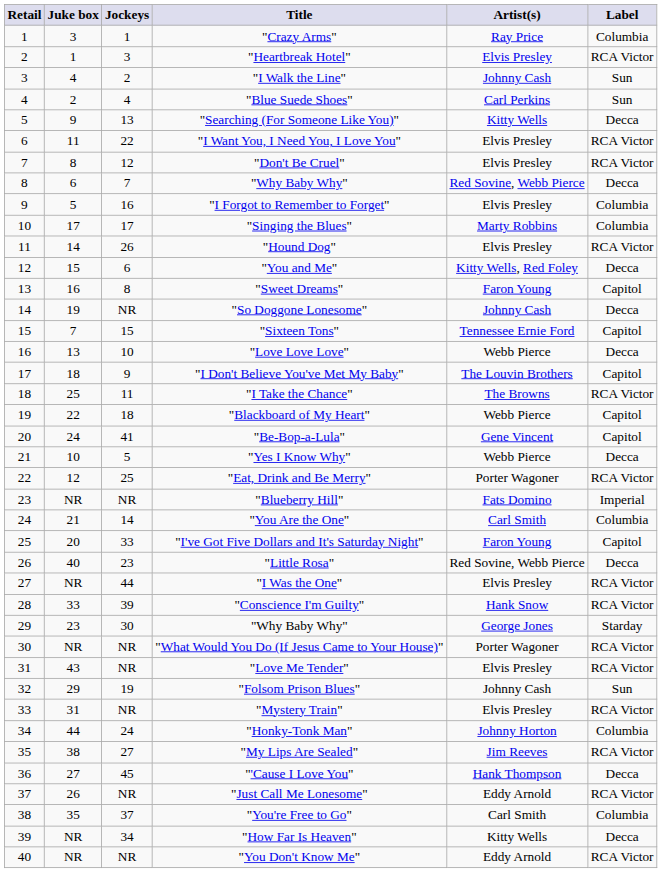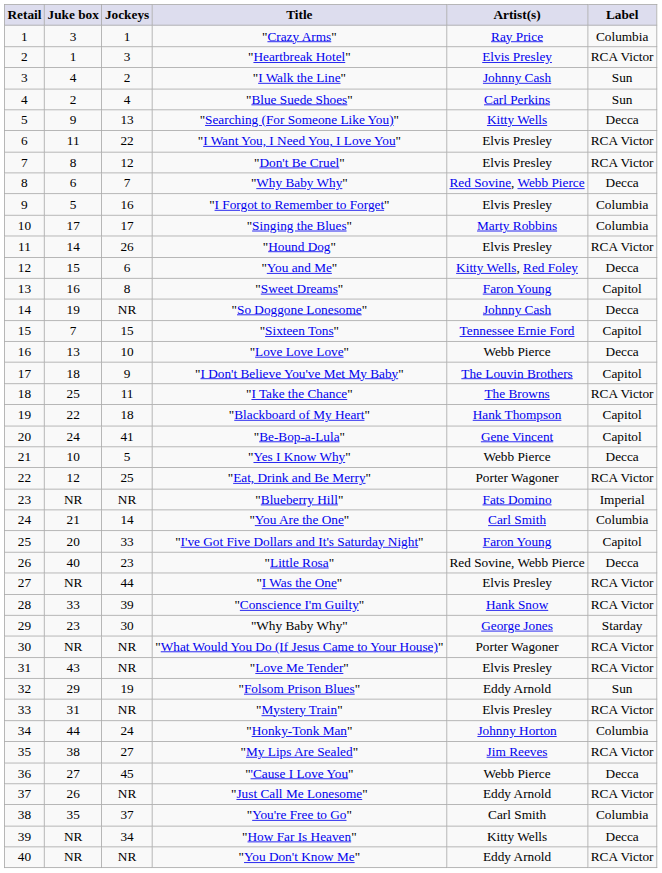(517, 415) Webb Pierce -> (517, 415) Hank Thompson
(517, 688) Johnny Cash -> (517, 688) Eddy Arnold
(517, 773) Hank Thompson -> (517, 773) Webb Pierce
